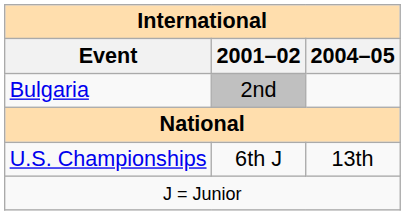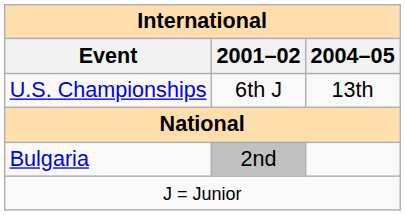rows swapped: (49, 90) <-> (108, 158)
